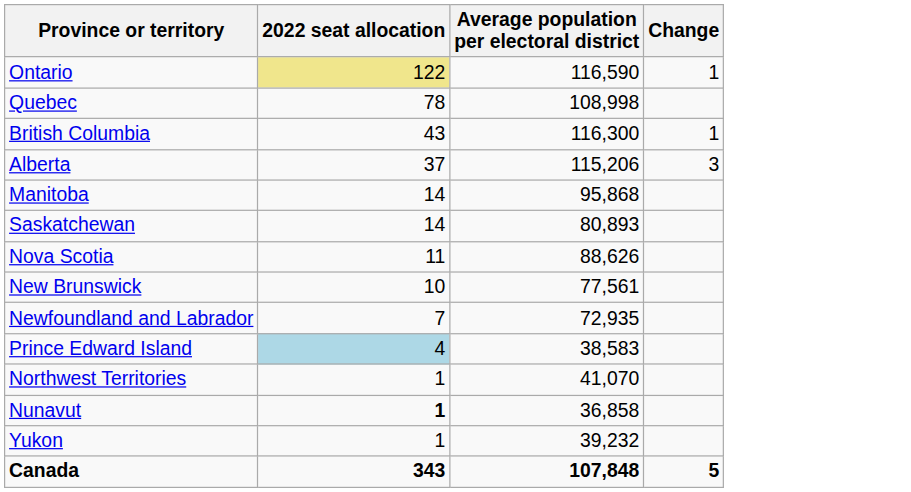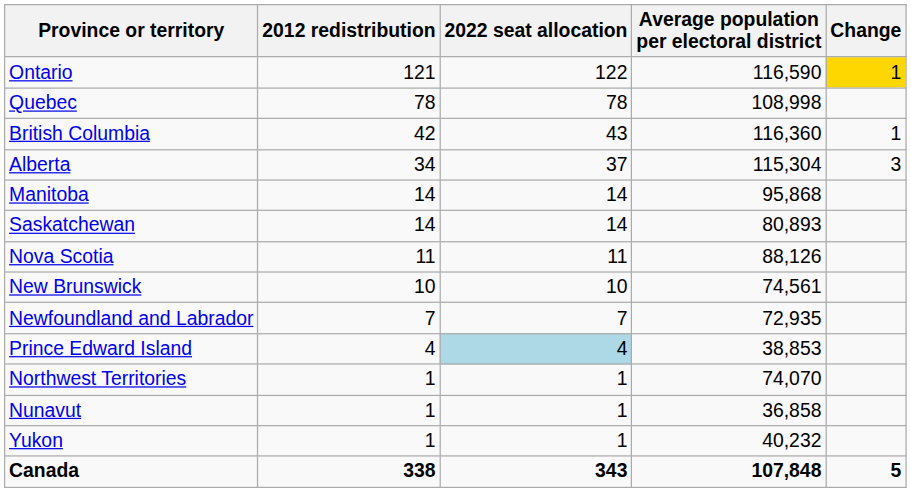+ column: (349, 30)
(429, 72) khaki background -> (611, 72) no background
(714, 72) no background -> (896, 72) gold background
(605, 133) 116,300 -> (787, 133) 116,360
(605, 164) 115,206 -> (787, 164) 115,304
(610, 256) 88,626 -> (792, 256) 88,126
(610, 287) 77,561 -> (792, 287) 74,561
(610, 348) 38,583 -> (792, 348) 38,853
(610, 379) 41,070 -> (792, 379) 74,070
(440, 410) bold -> (622, 410) normal
(610, 440) 39,232 -> (792, 440) 40,232
